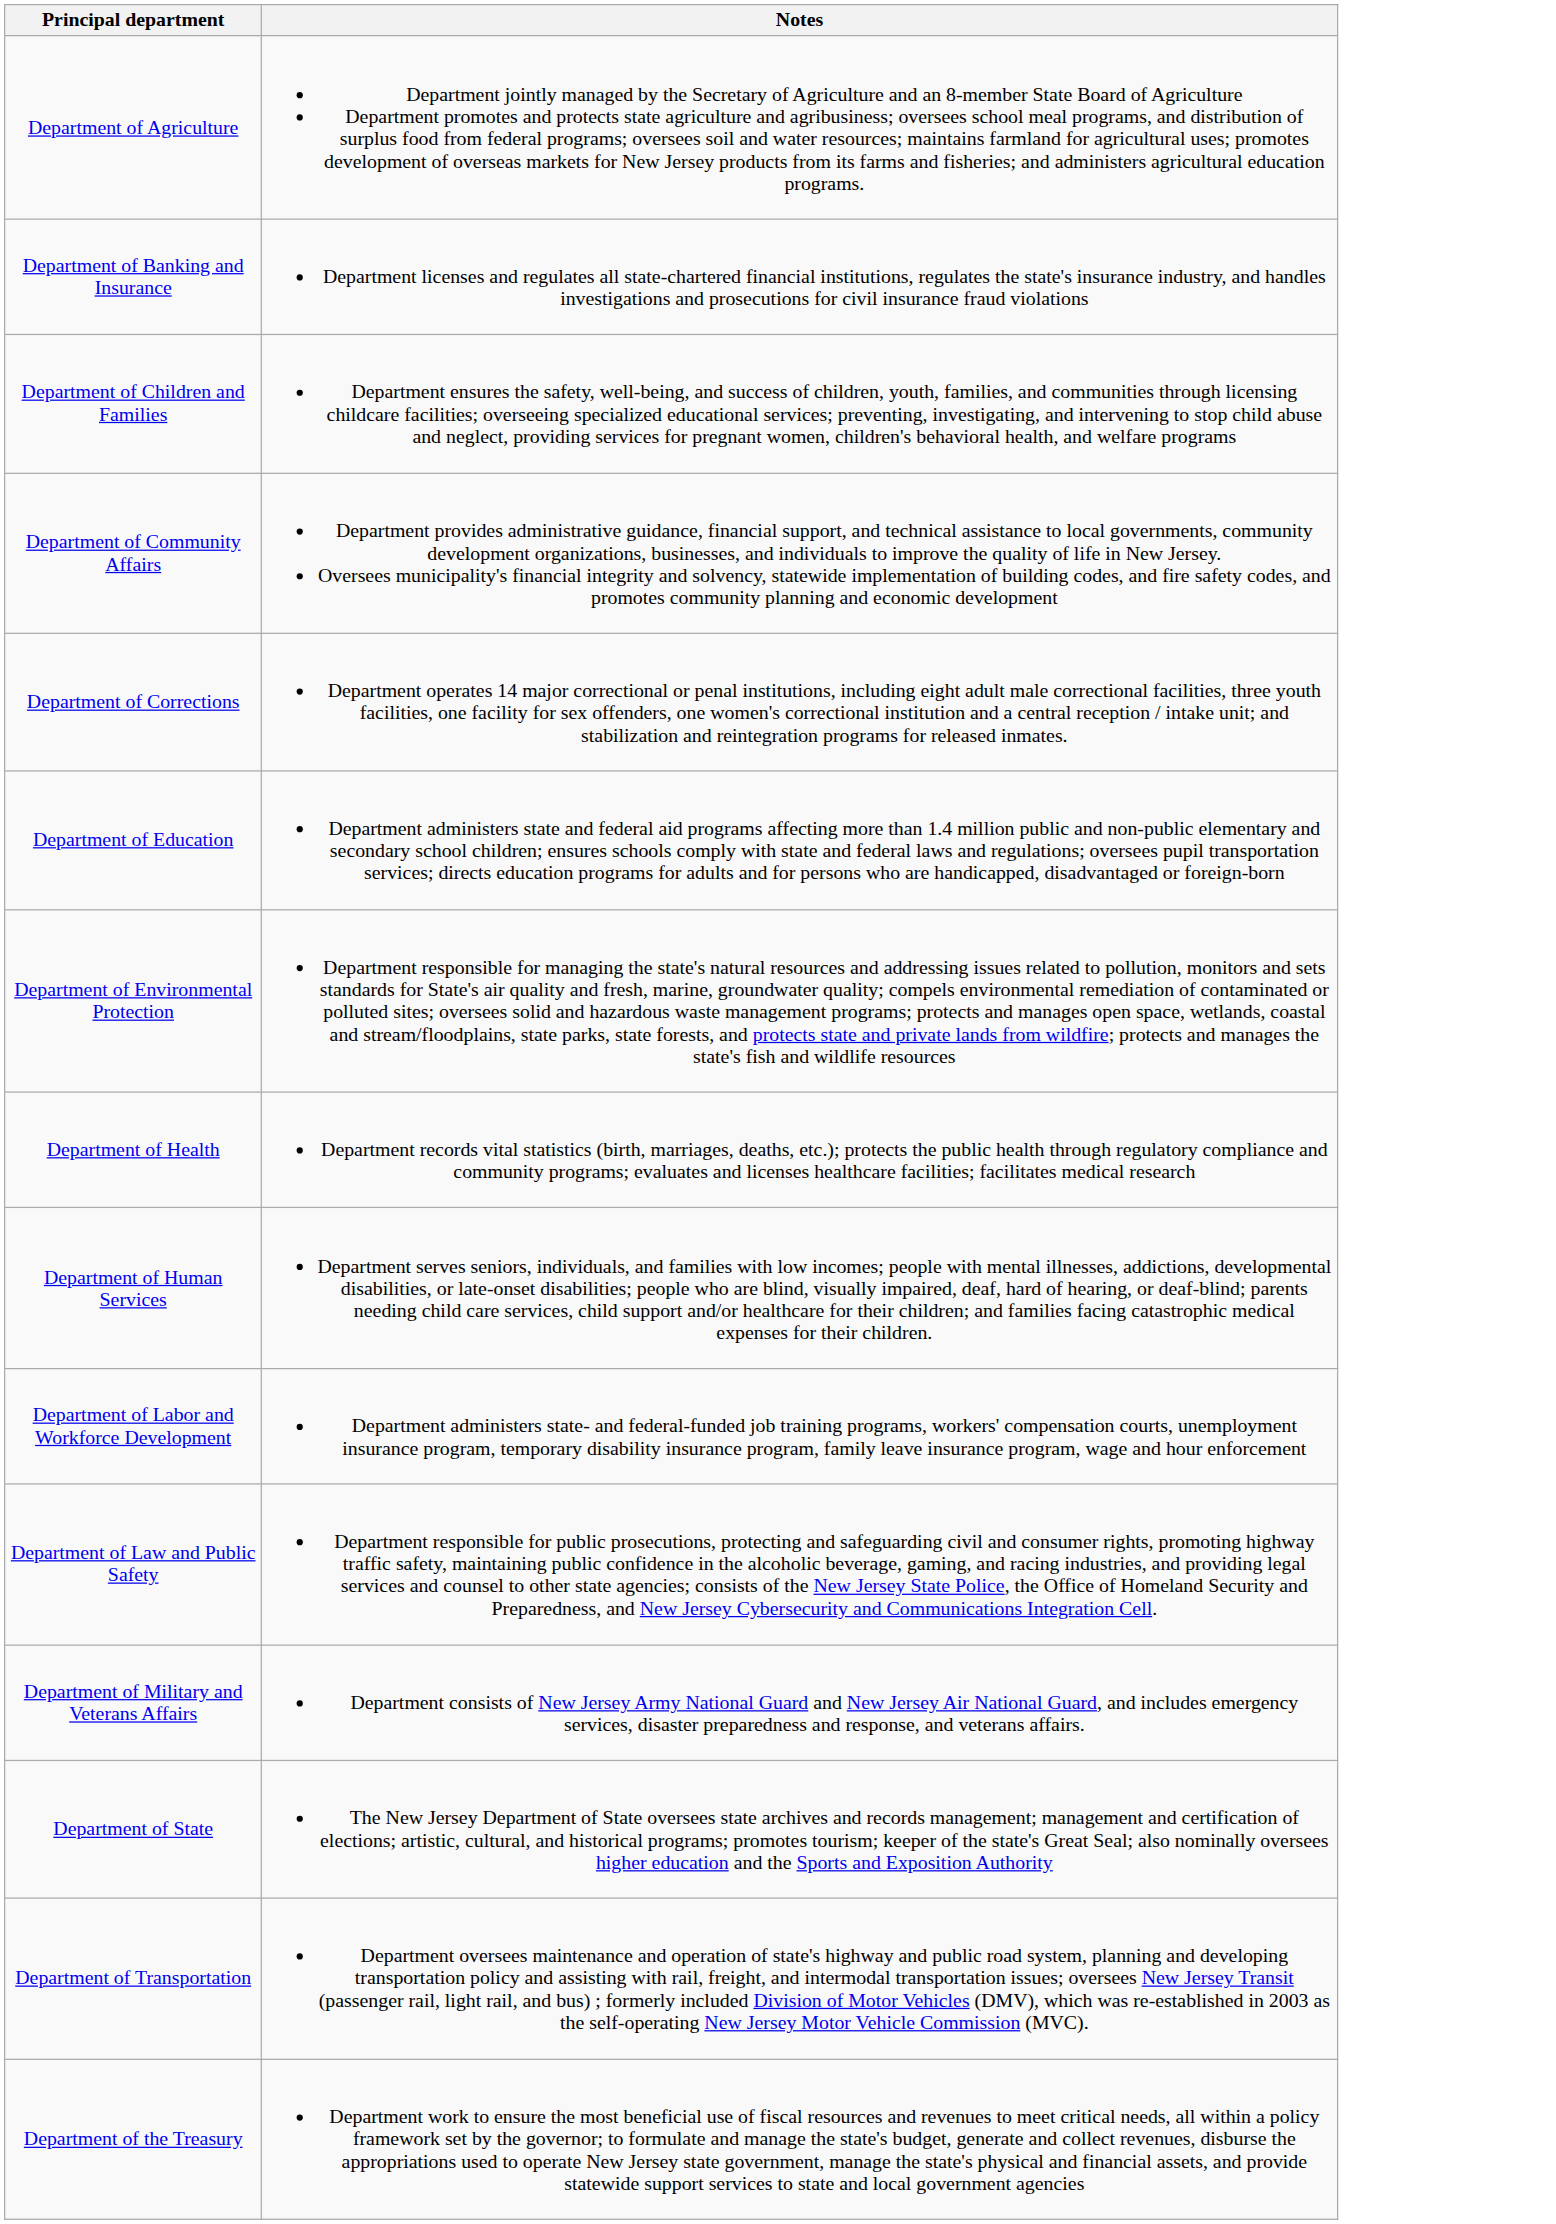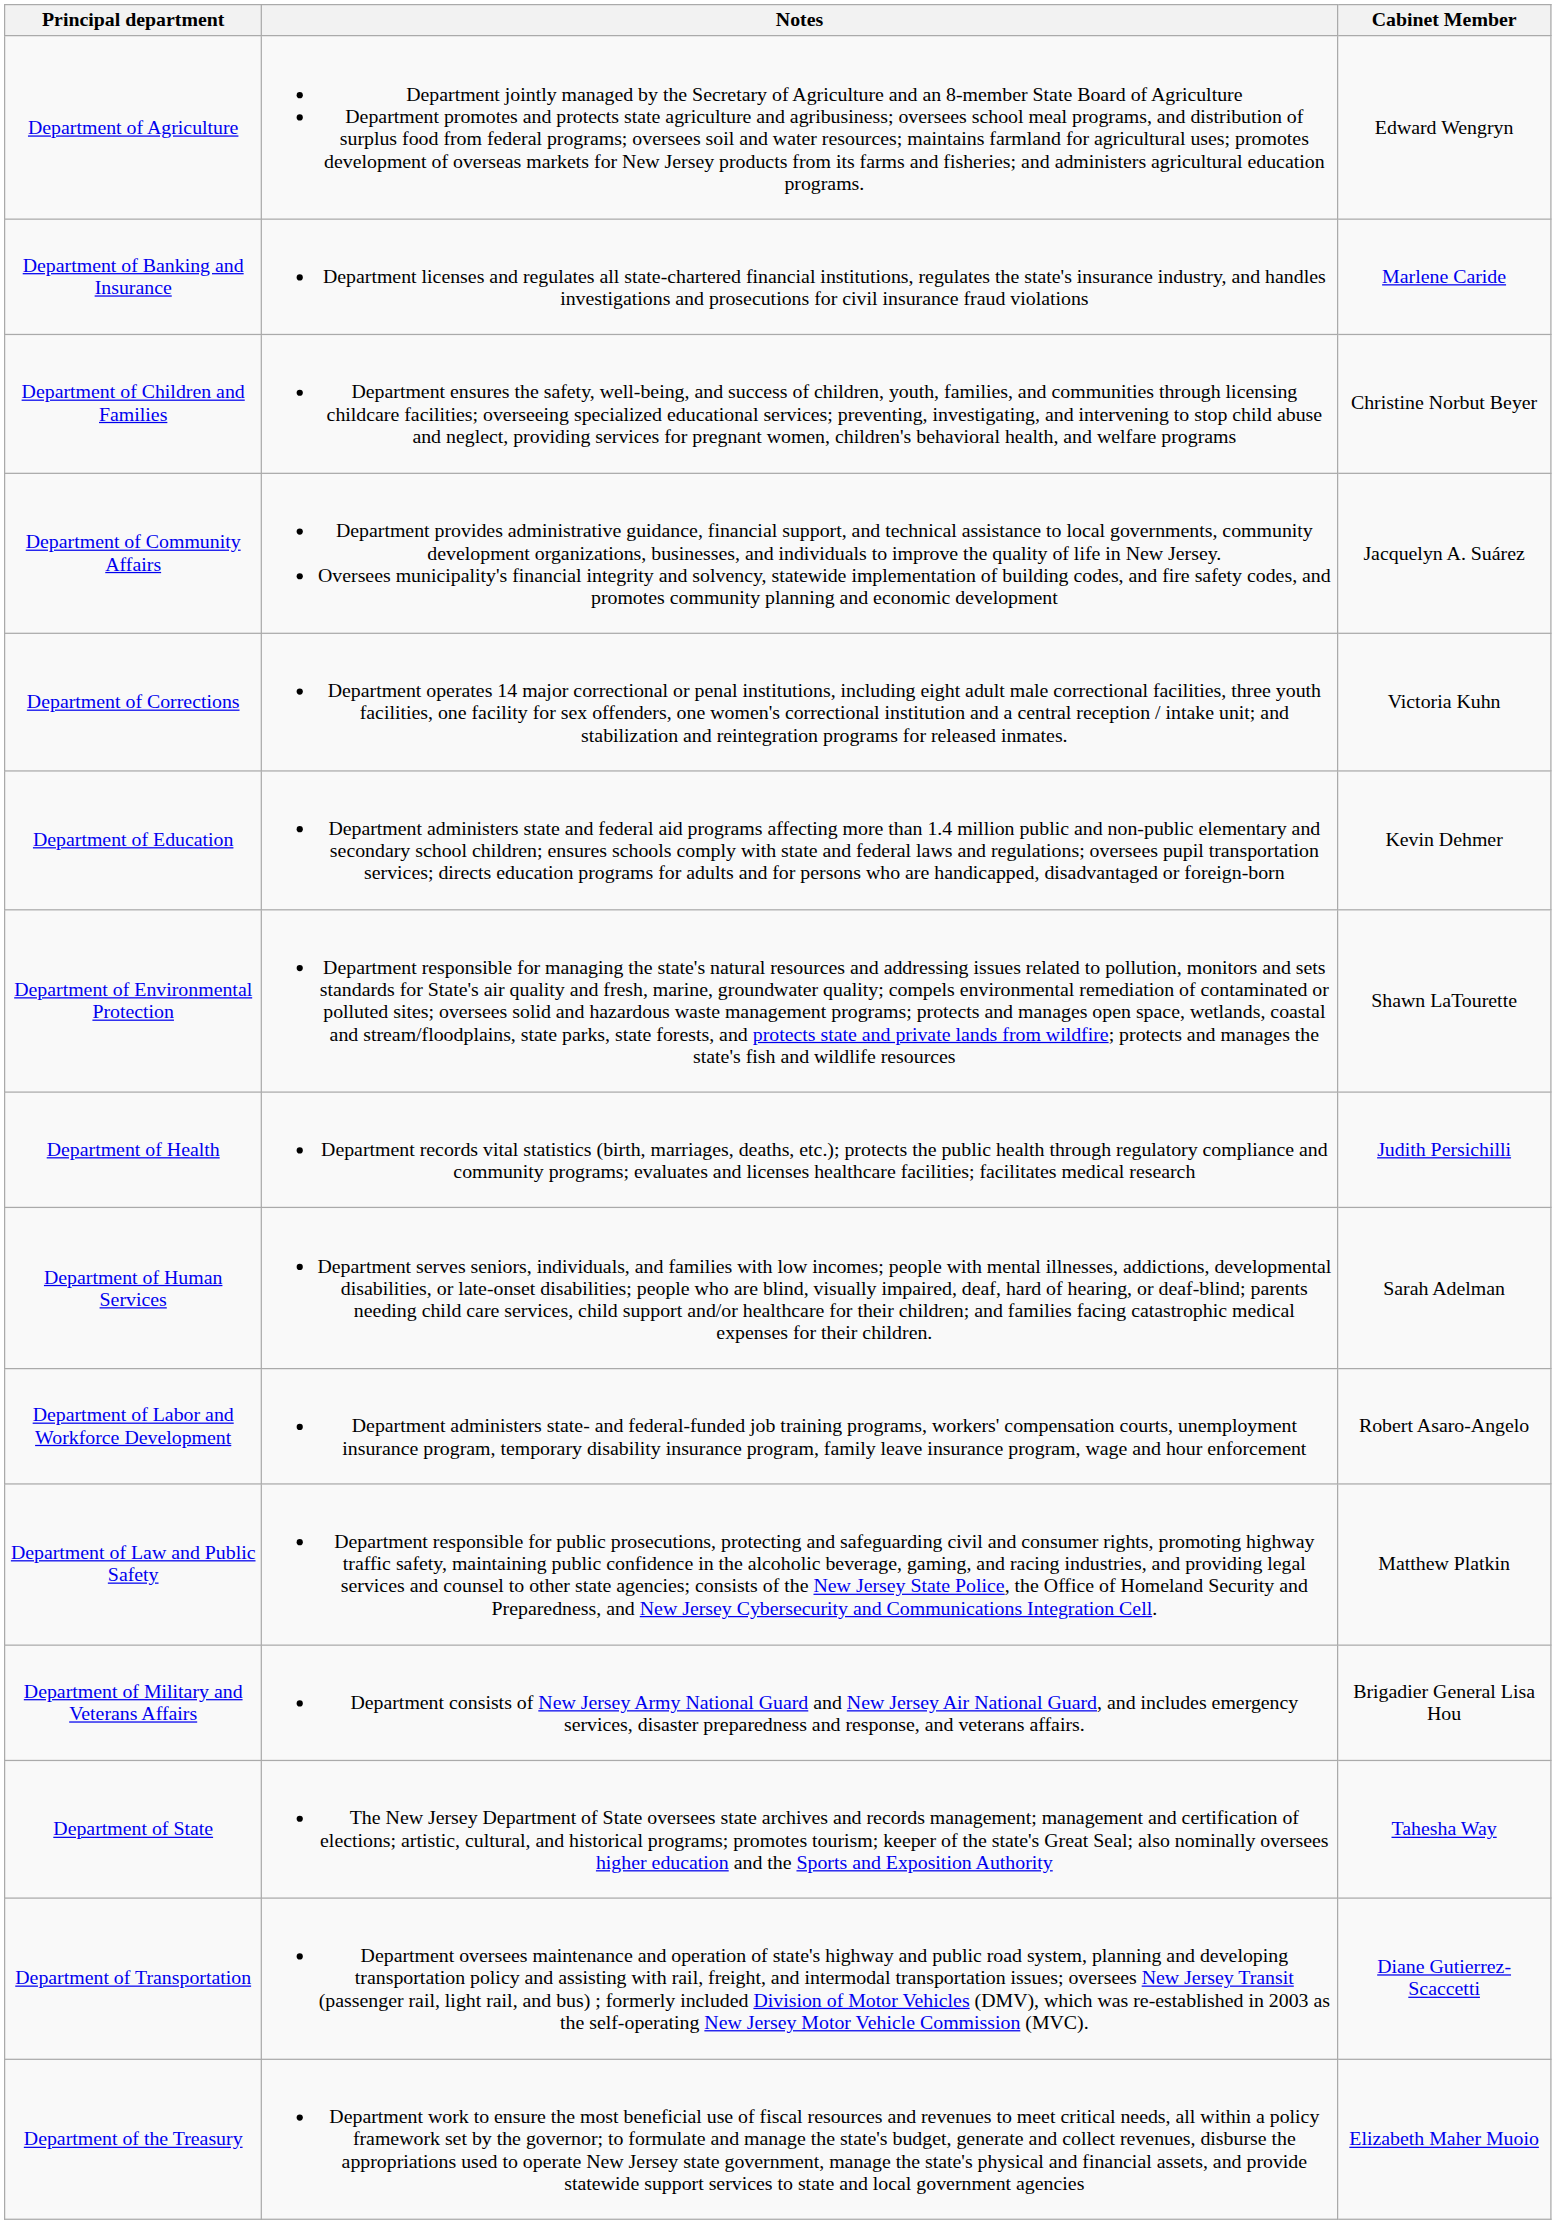+ column: (1444, 20)
